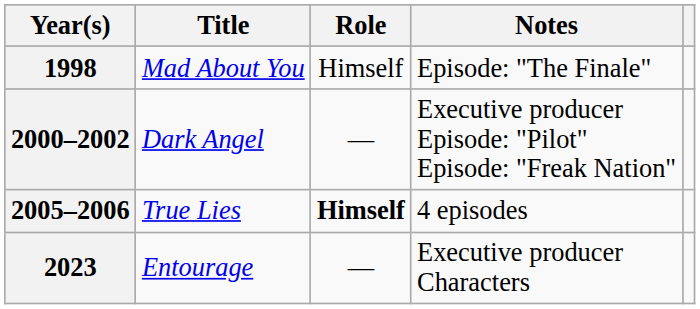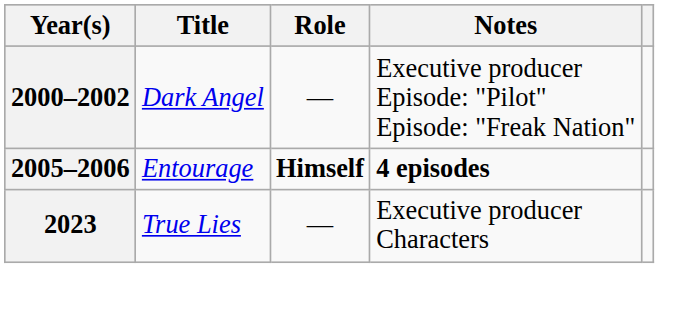- row: (70, 67)
(191, 210) True Lies -> (198, 168) Entourage
(472, 210) normal -> (433, 168) bold
(198, 267) Entourage -> (191, 225) True Lies
